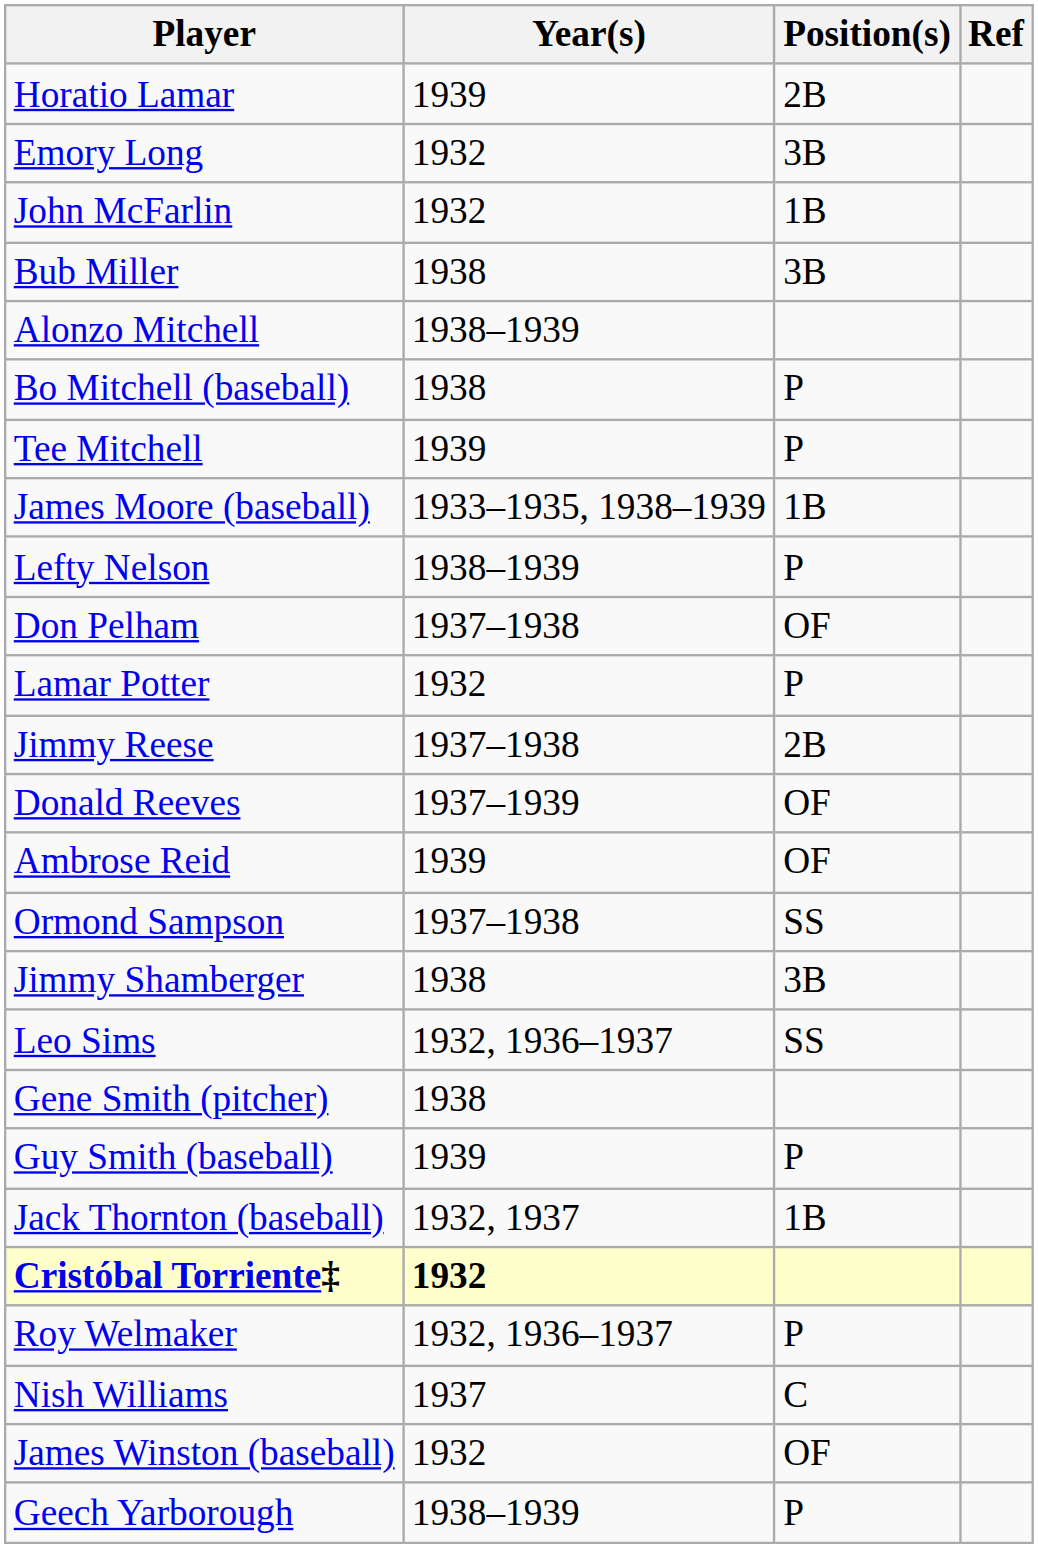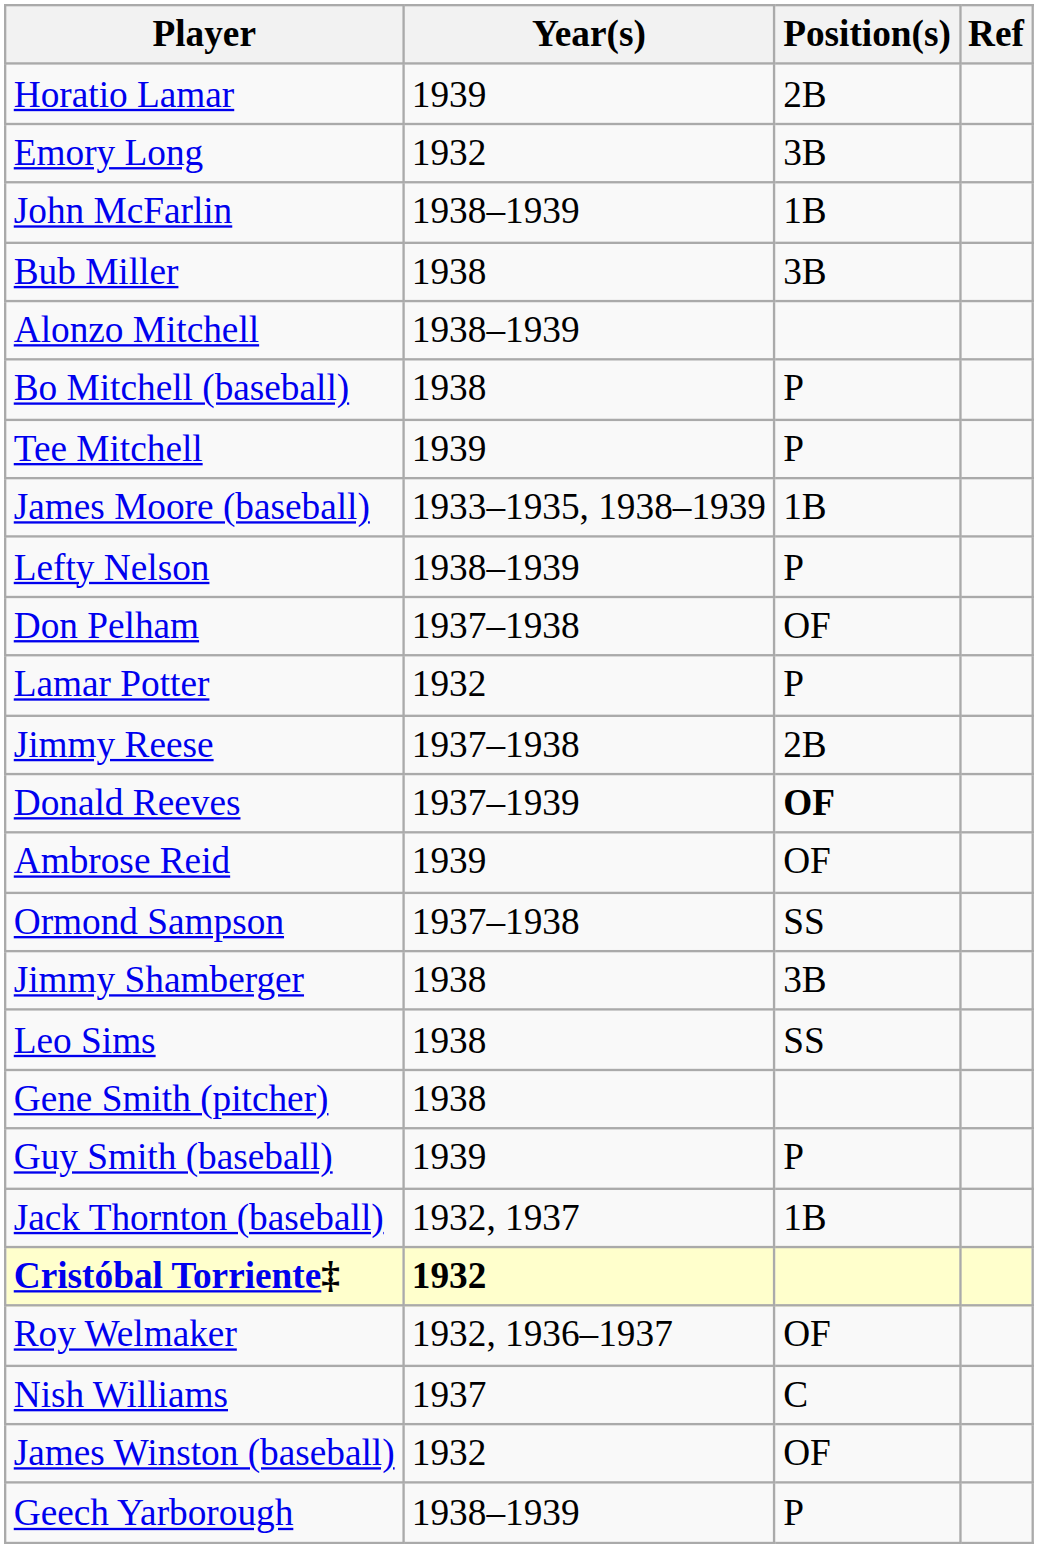(449, 211) 1932 -> (496, 211) 1938–1939
(807, 802) normal -> (809, 802) bold
(542, 1039) 1932, 1936–1937 -> (449, 1039) 1938
(794, 1334) P -> (807, 1334) OF
